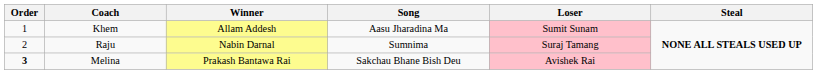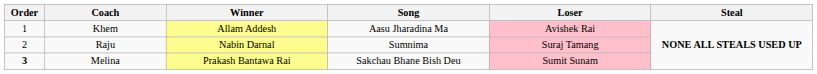(570, 28) Sumit Sunam -> (570, 28) Avishek Rai
(570, 61) Avishek Rai -> (570, 61) Sumit Sunam
